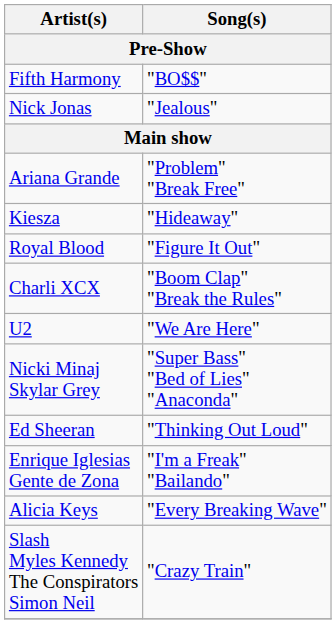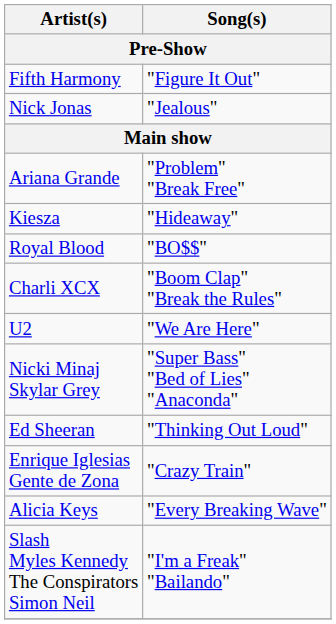(177, 78) "BO$$" -> (204, 78) "Figure It Out"
(204, 248) "Figure It Out" -> (177, 248) "BO$$"
(197, 470) "I'm a Freak" "Bailando" -> (199, 470) "Crazy Train"
(199, 571) "Crazy Train" -> (197, 571) "I'm a Freak" "Bailando"
